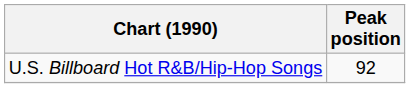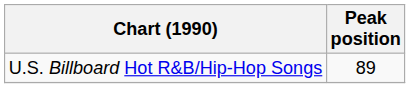(366, 67) 92 -> (366, 67) 89
